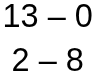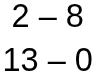rows swapped: (48, 60) <-> (48, 15)
